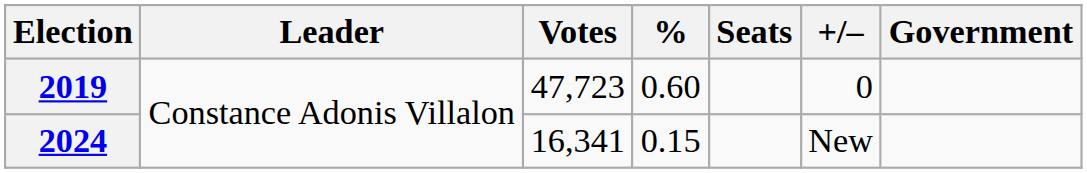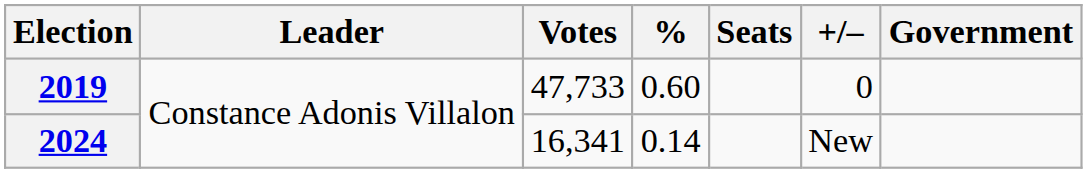(578, 85) 47,723 -> (578, 85) 47,733
(671, 140) 0.15 -> (671, 140) 0.14
